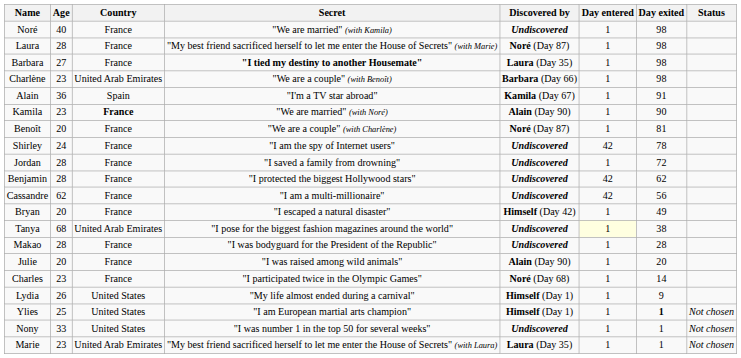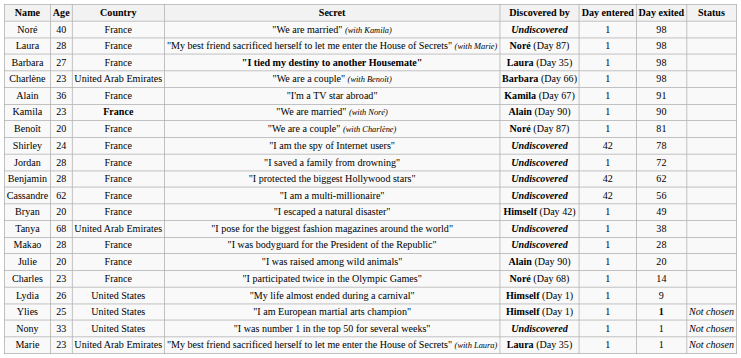(118, 96) Spain -> (118, 96) France
(608, 229) lightyellow background -> (608, 229) no background
